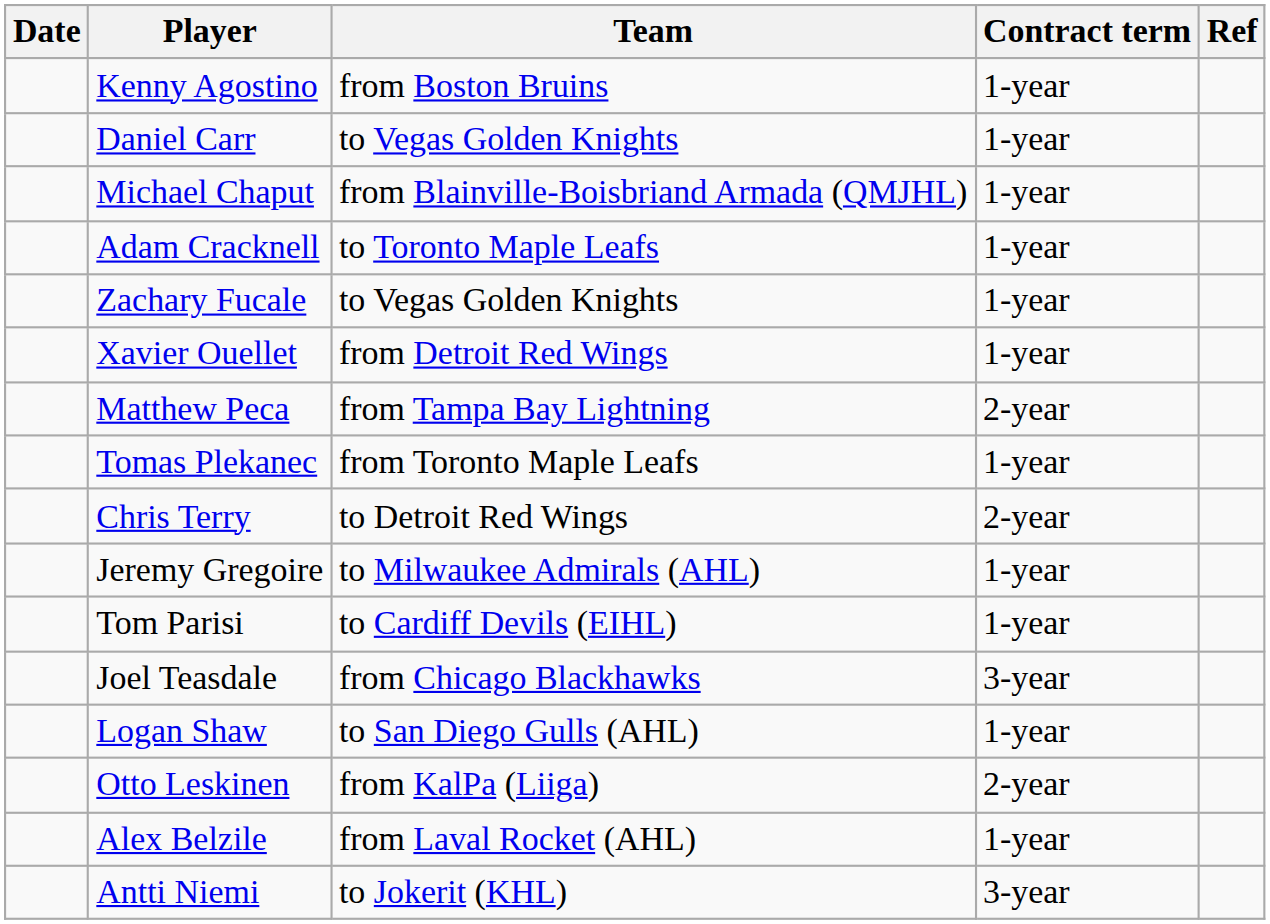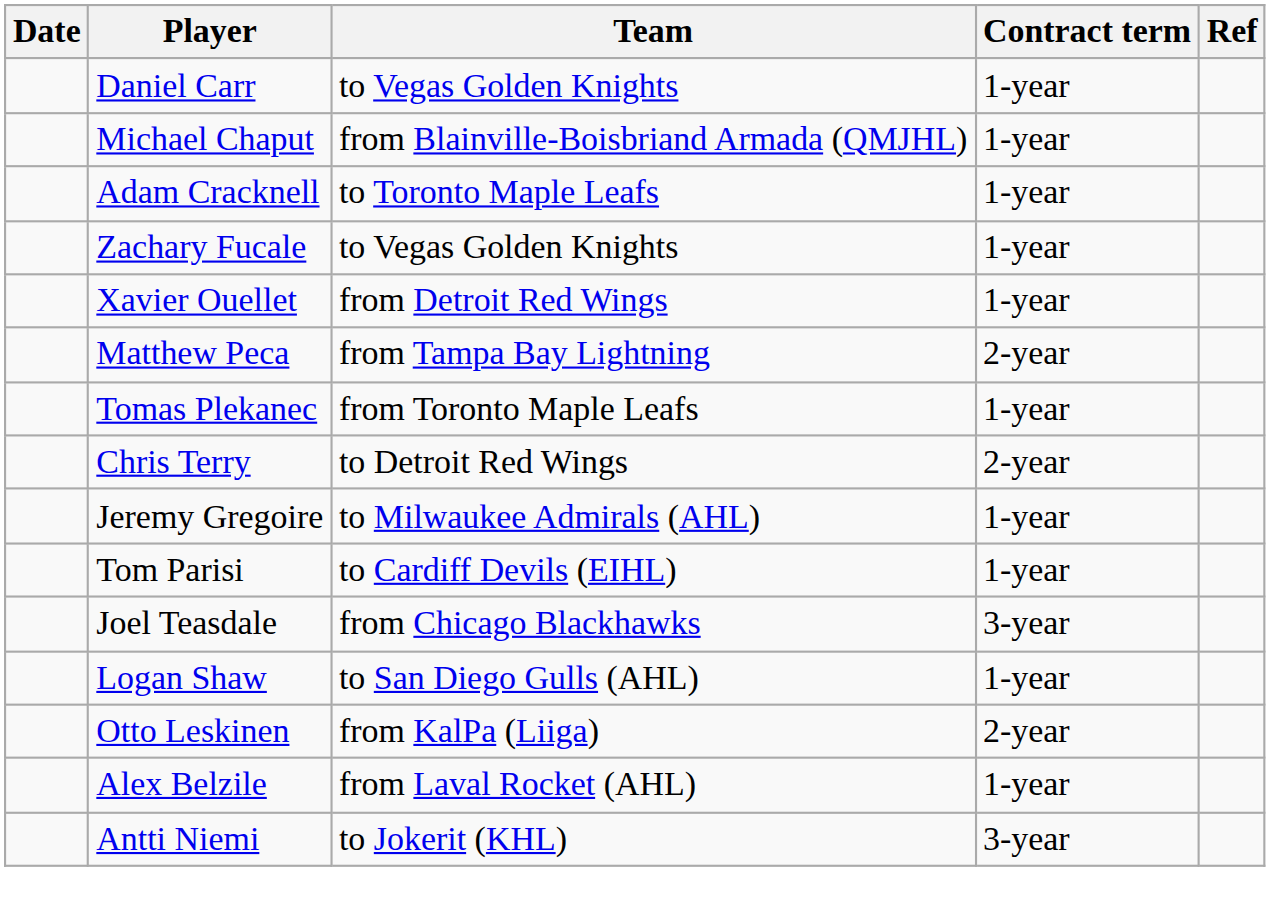- row: (207, 85)
